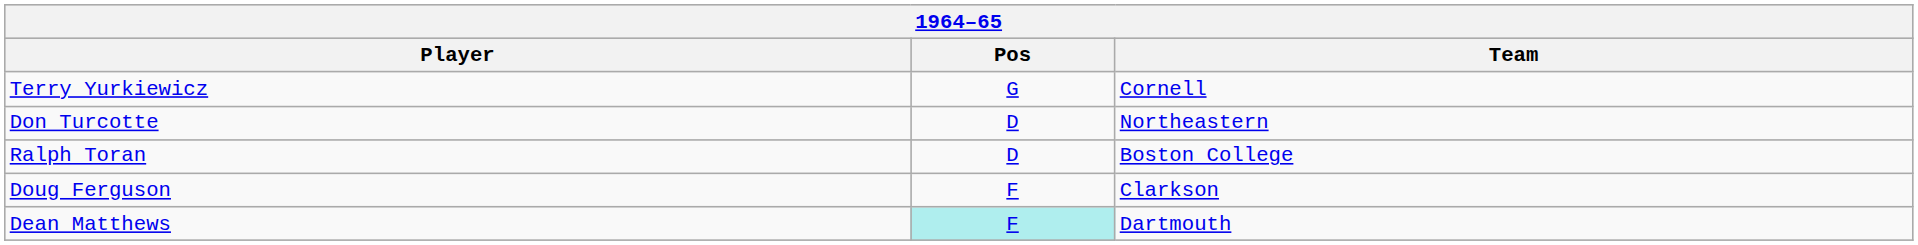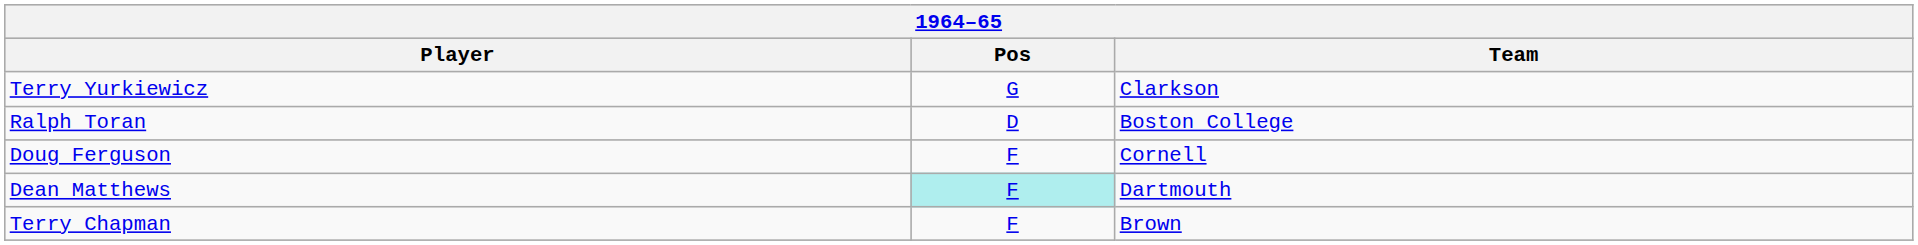(1163, 89) Cornell -> (1169, 89) Clarkson
- row: (84, 123)
(1169, 190) Clarkson -> (1163, 156) Cornell
+ row: (90, 224)
